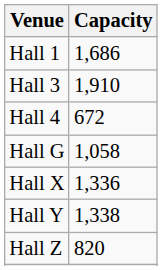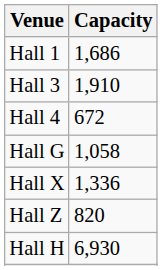- row: (37, 215)
+ row: (37, 248)
